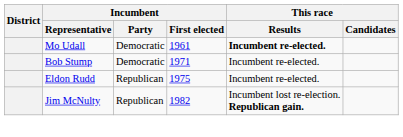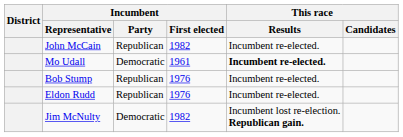+ row: (73, 45)
(140, 62) Democratic -> (140, 78) Republican
(180, 62) 1971 -> (180, 78) 1976
(180, 78) 1975 -> (180, 95) 1976
(140, 101) Republican -> (140, 117) Democratic
